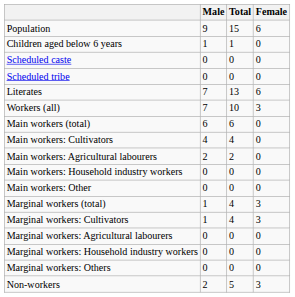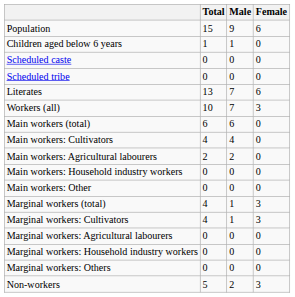columns swapped: (240, 12) <-> (214, 12)
